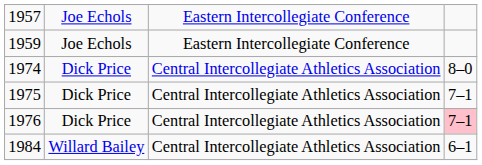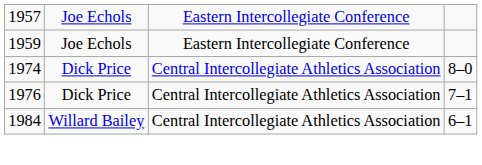- row: (25, 95)
(460, 120) pink background -> (460, 95) no background
